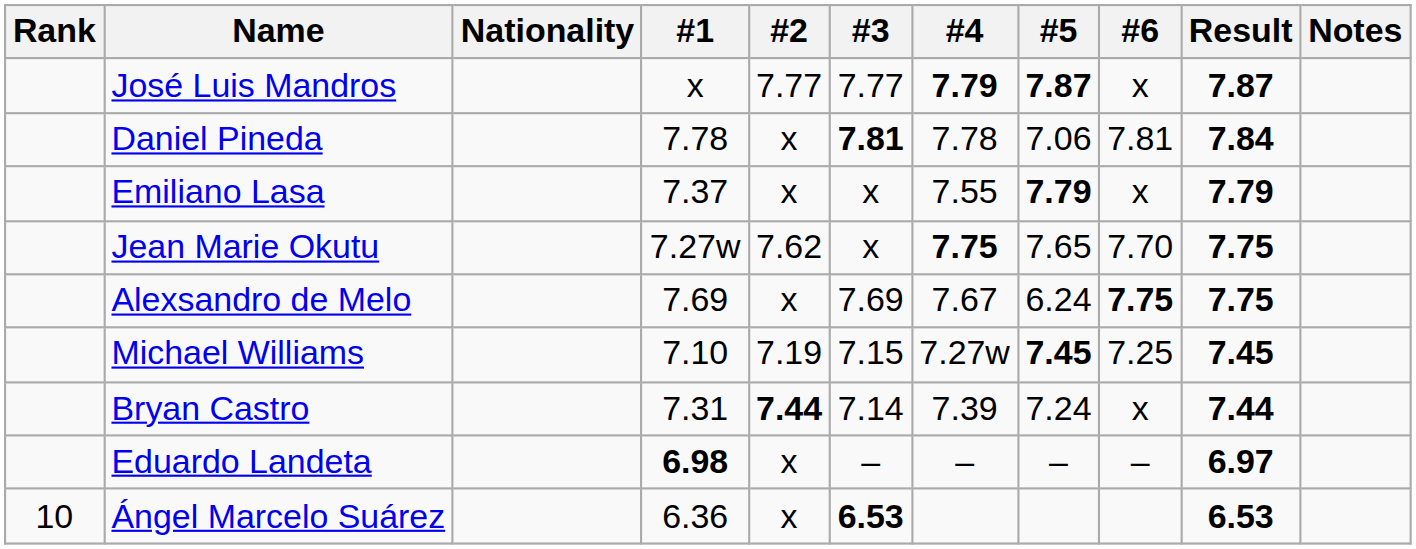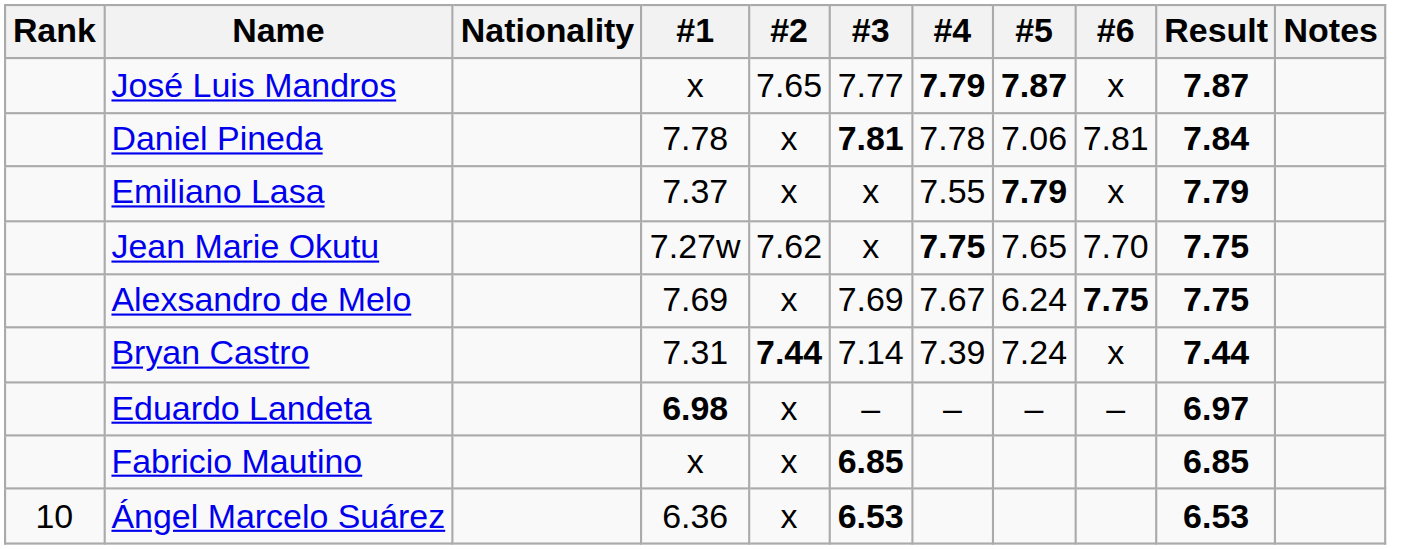(789, 85) 7.77 -> (789, 85) 7.65
- row: (238, 354)
+ row: (237, 461)
